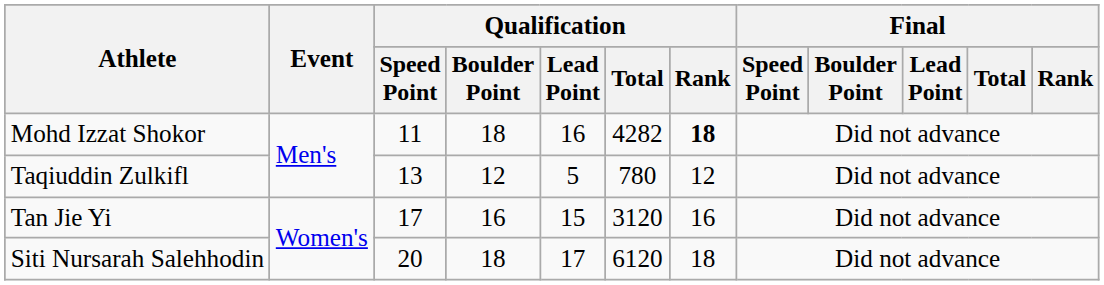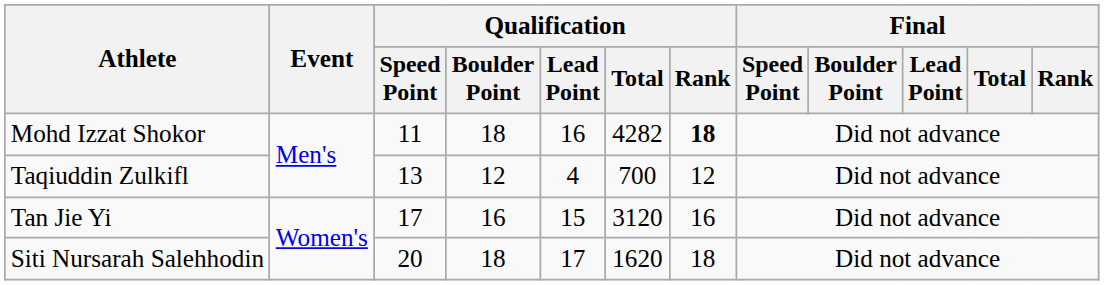(573, 176) 5 -> (573, 176) 4
(637, 176) 780 -> (637, 176) 700
(637, 259) 6120 -> (637, 259) 1620
